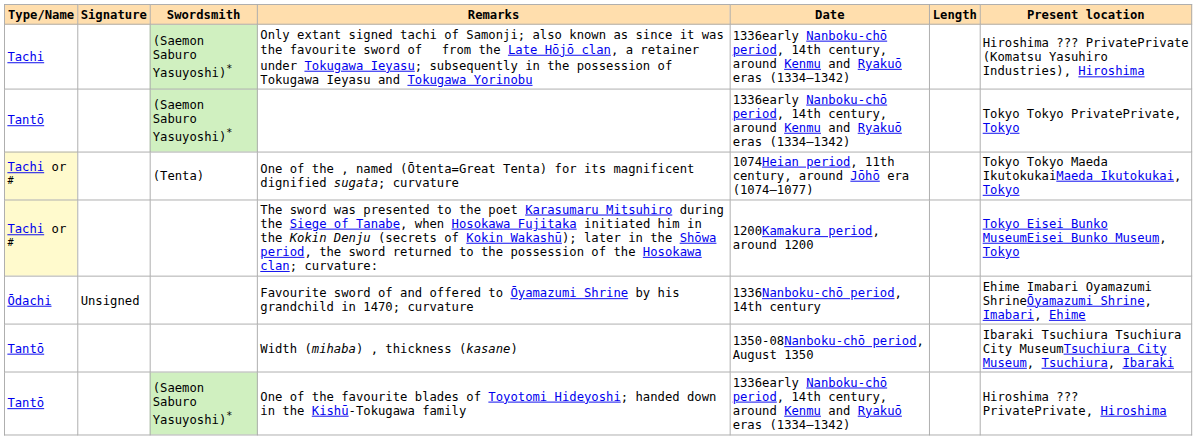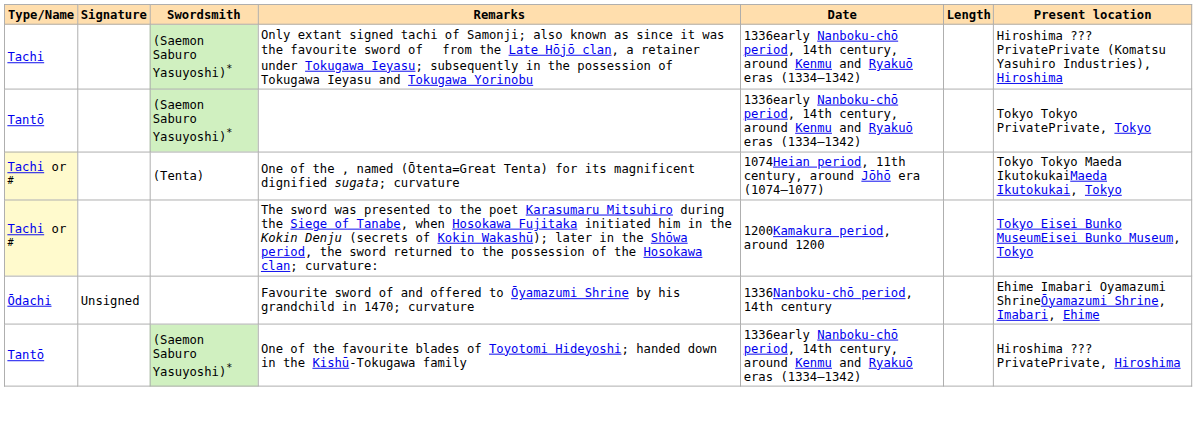- row: (389, 348)
